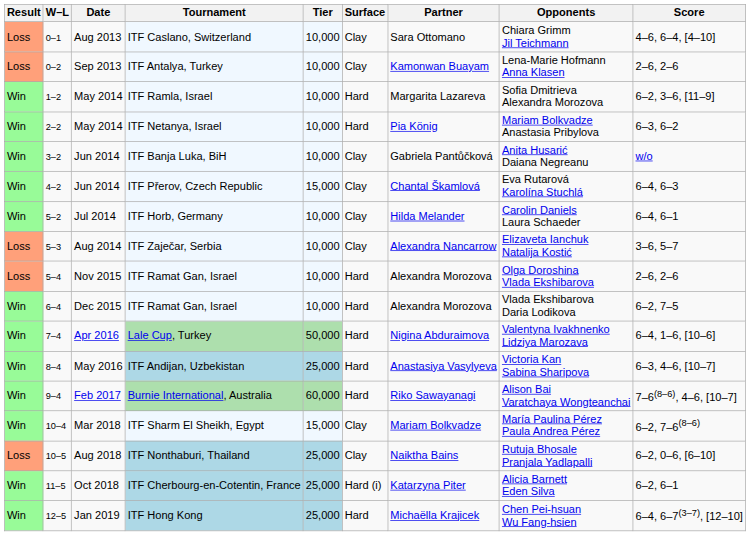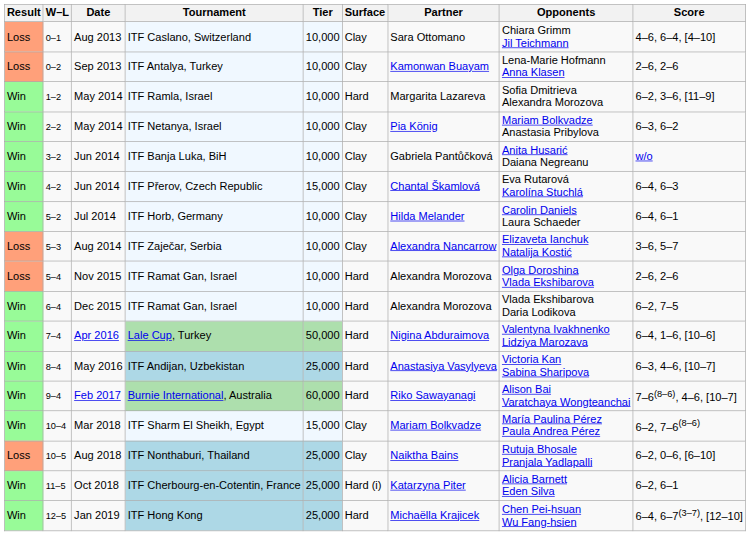(357, 126) Hard -> (356, 126) Clay
